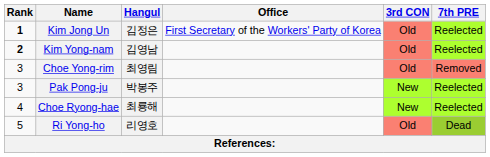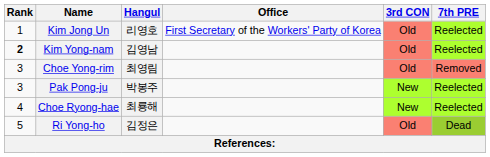(20, 31) bold -> (20, 31) normal
(142, 30) 김정은 -> (142, 30) 리영호
(142, 125) 리영호 -> (142, 125) 김정은
